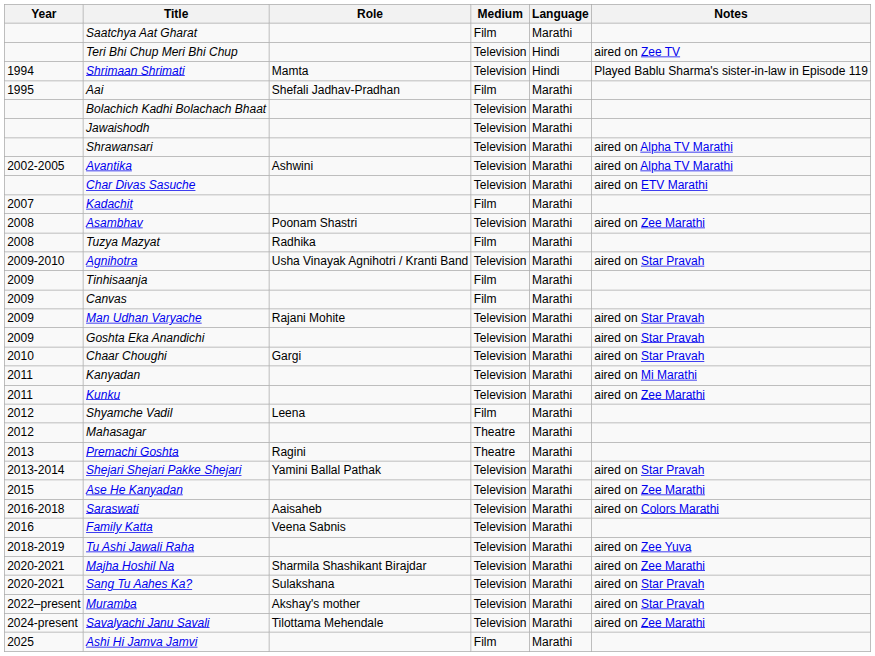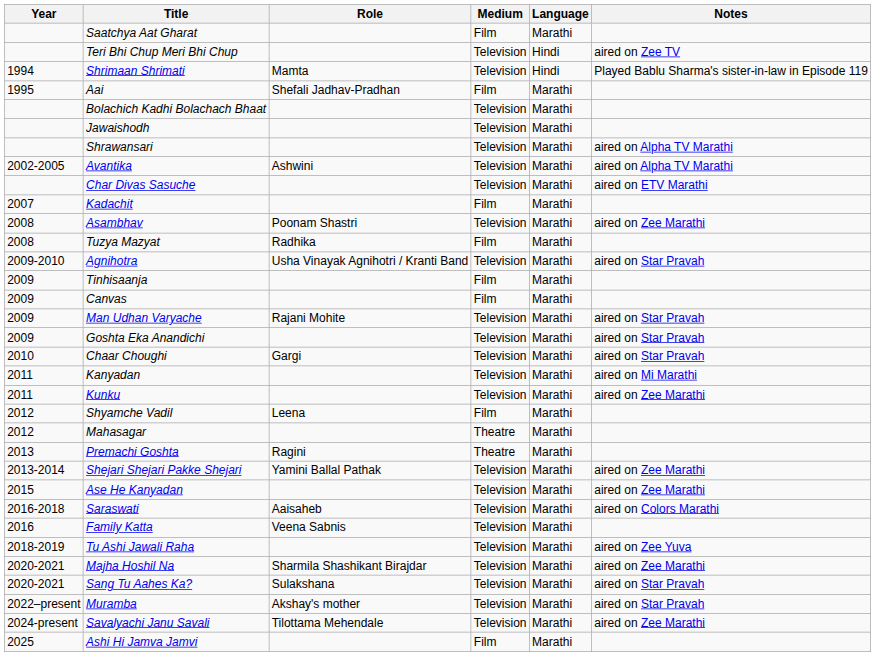(649, 470) aired on Star Pravah -> (650, 470) aired on Zee Marathi
